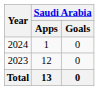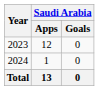rows swapped: (18, 61) <-> (18, 45)
